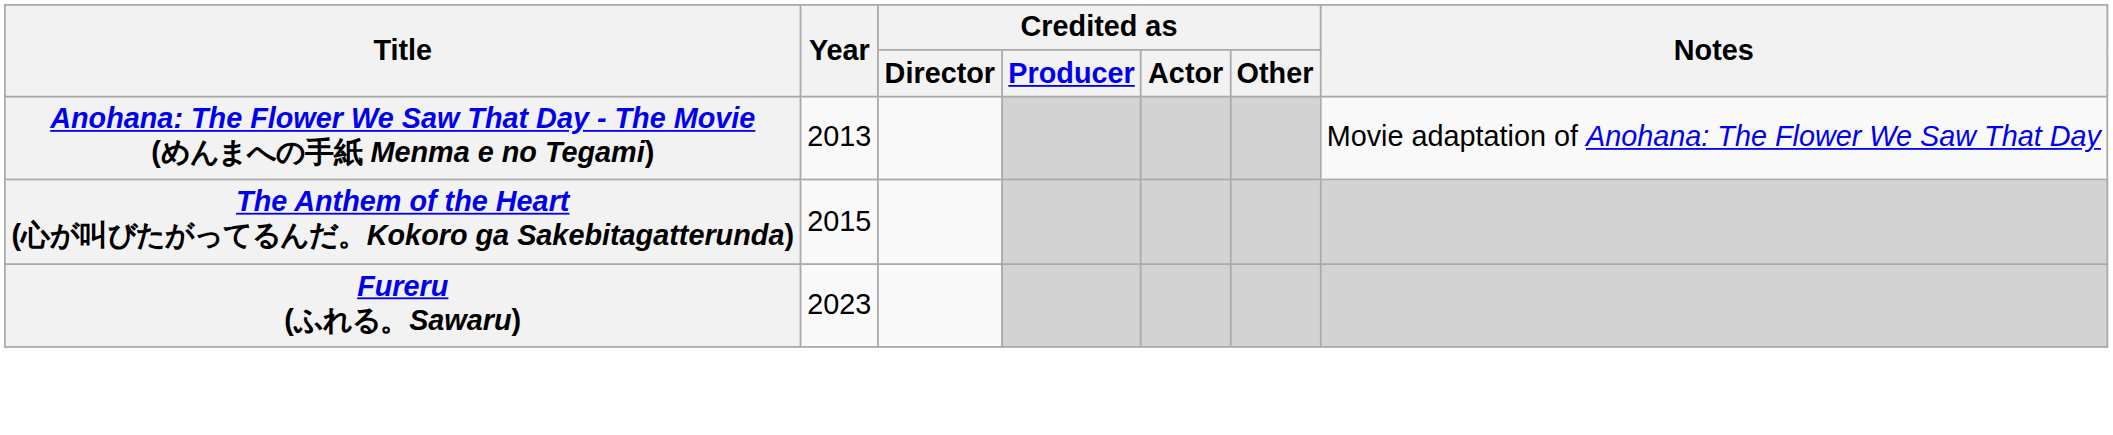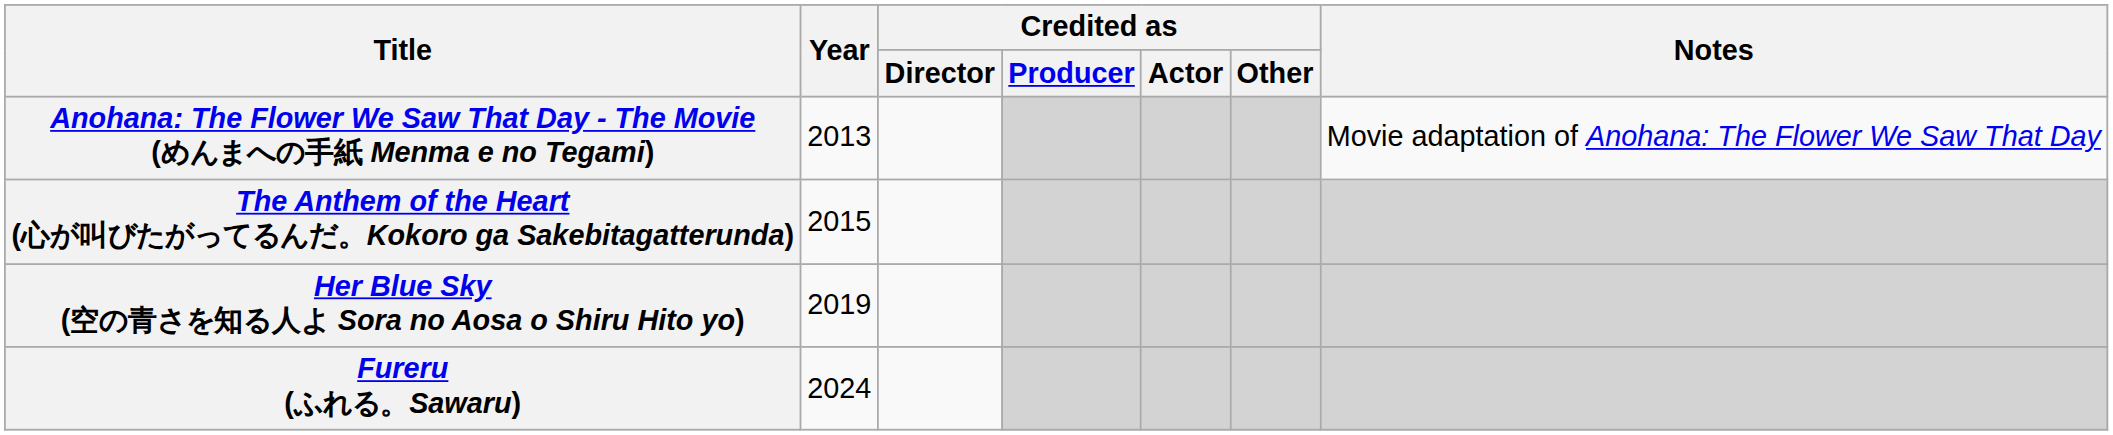+ row: (403, 302)
(839, 304) 2023 -> (839, 388) 2024
